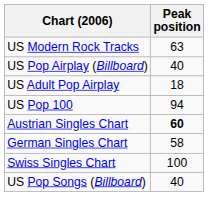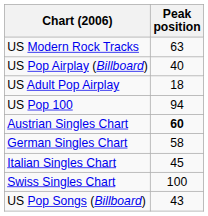+ row: (62, 162)
(177, 182) 40 -> (177, 201) 43
